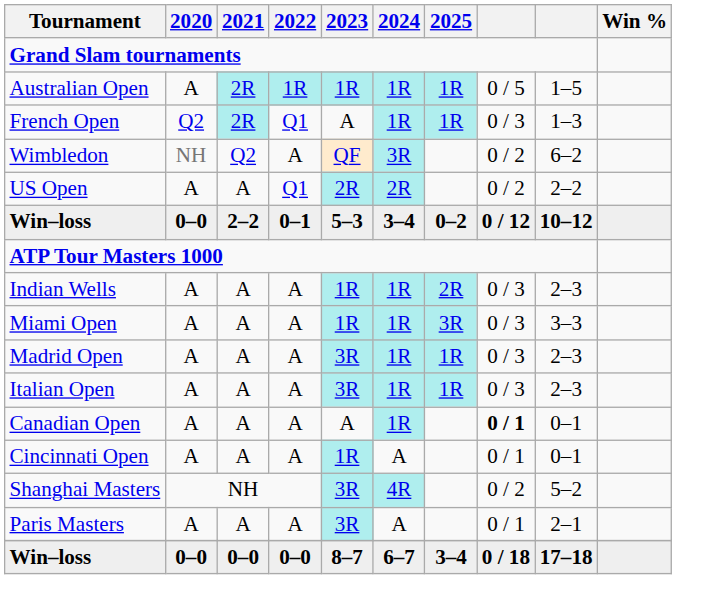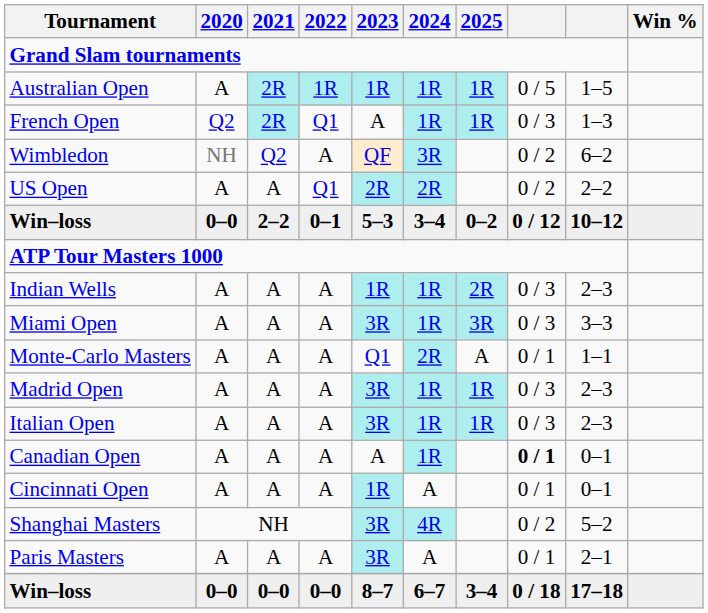(347, 322) 1R -> (378, 322) 3R
+ row: (100, 356)
